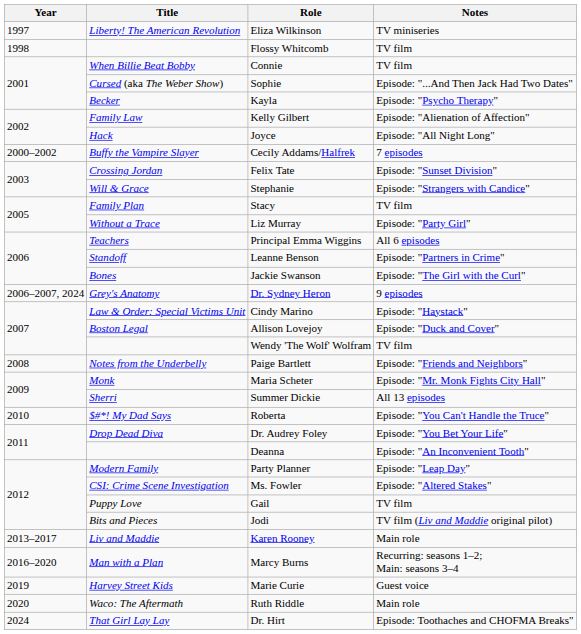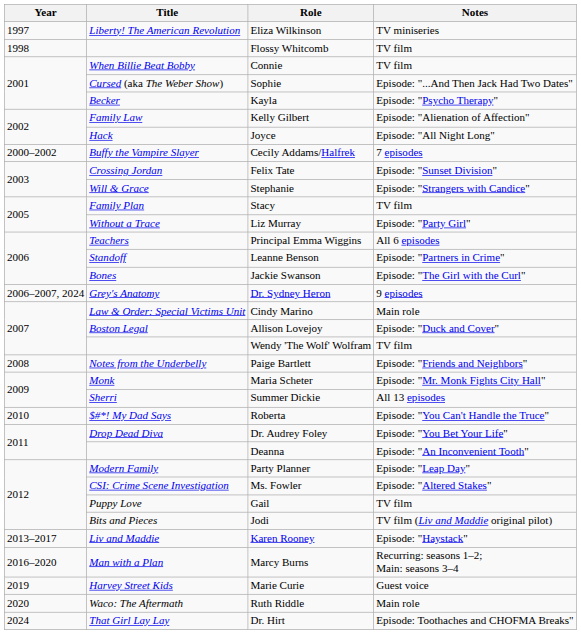(422, 310) Episode: "Haystack" -> (398, 310) Main role
(398, 538) Main role -> (422, 538) Episode: "Haystack"
